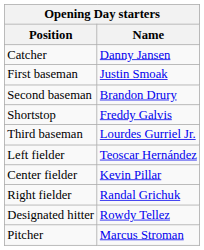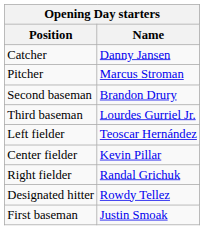rows swapped: (43, 74) <-> (25, 235)
- row: (32, 114)
